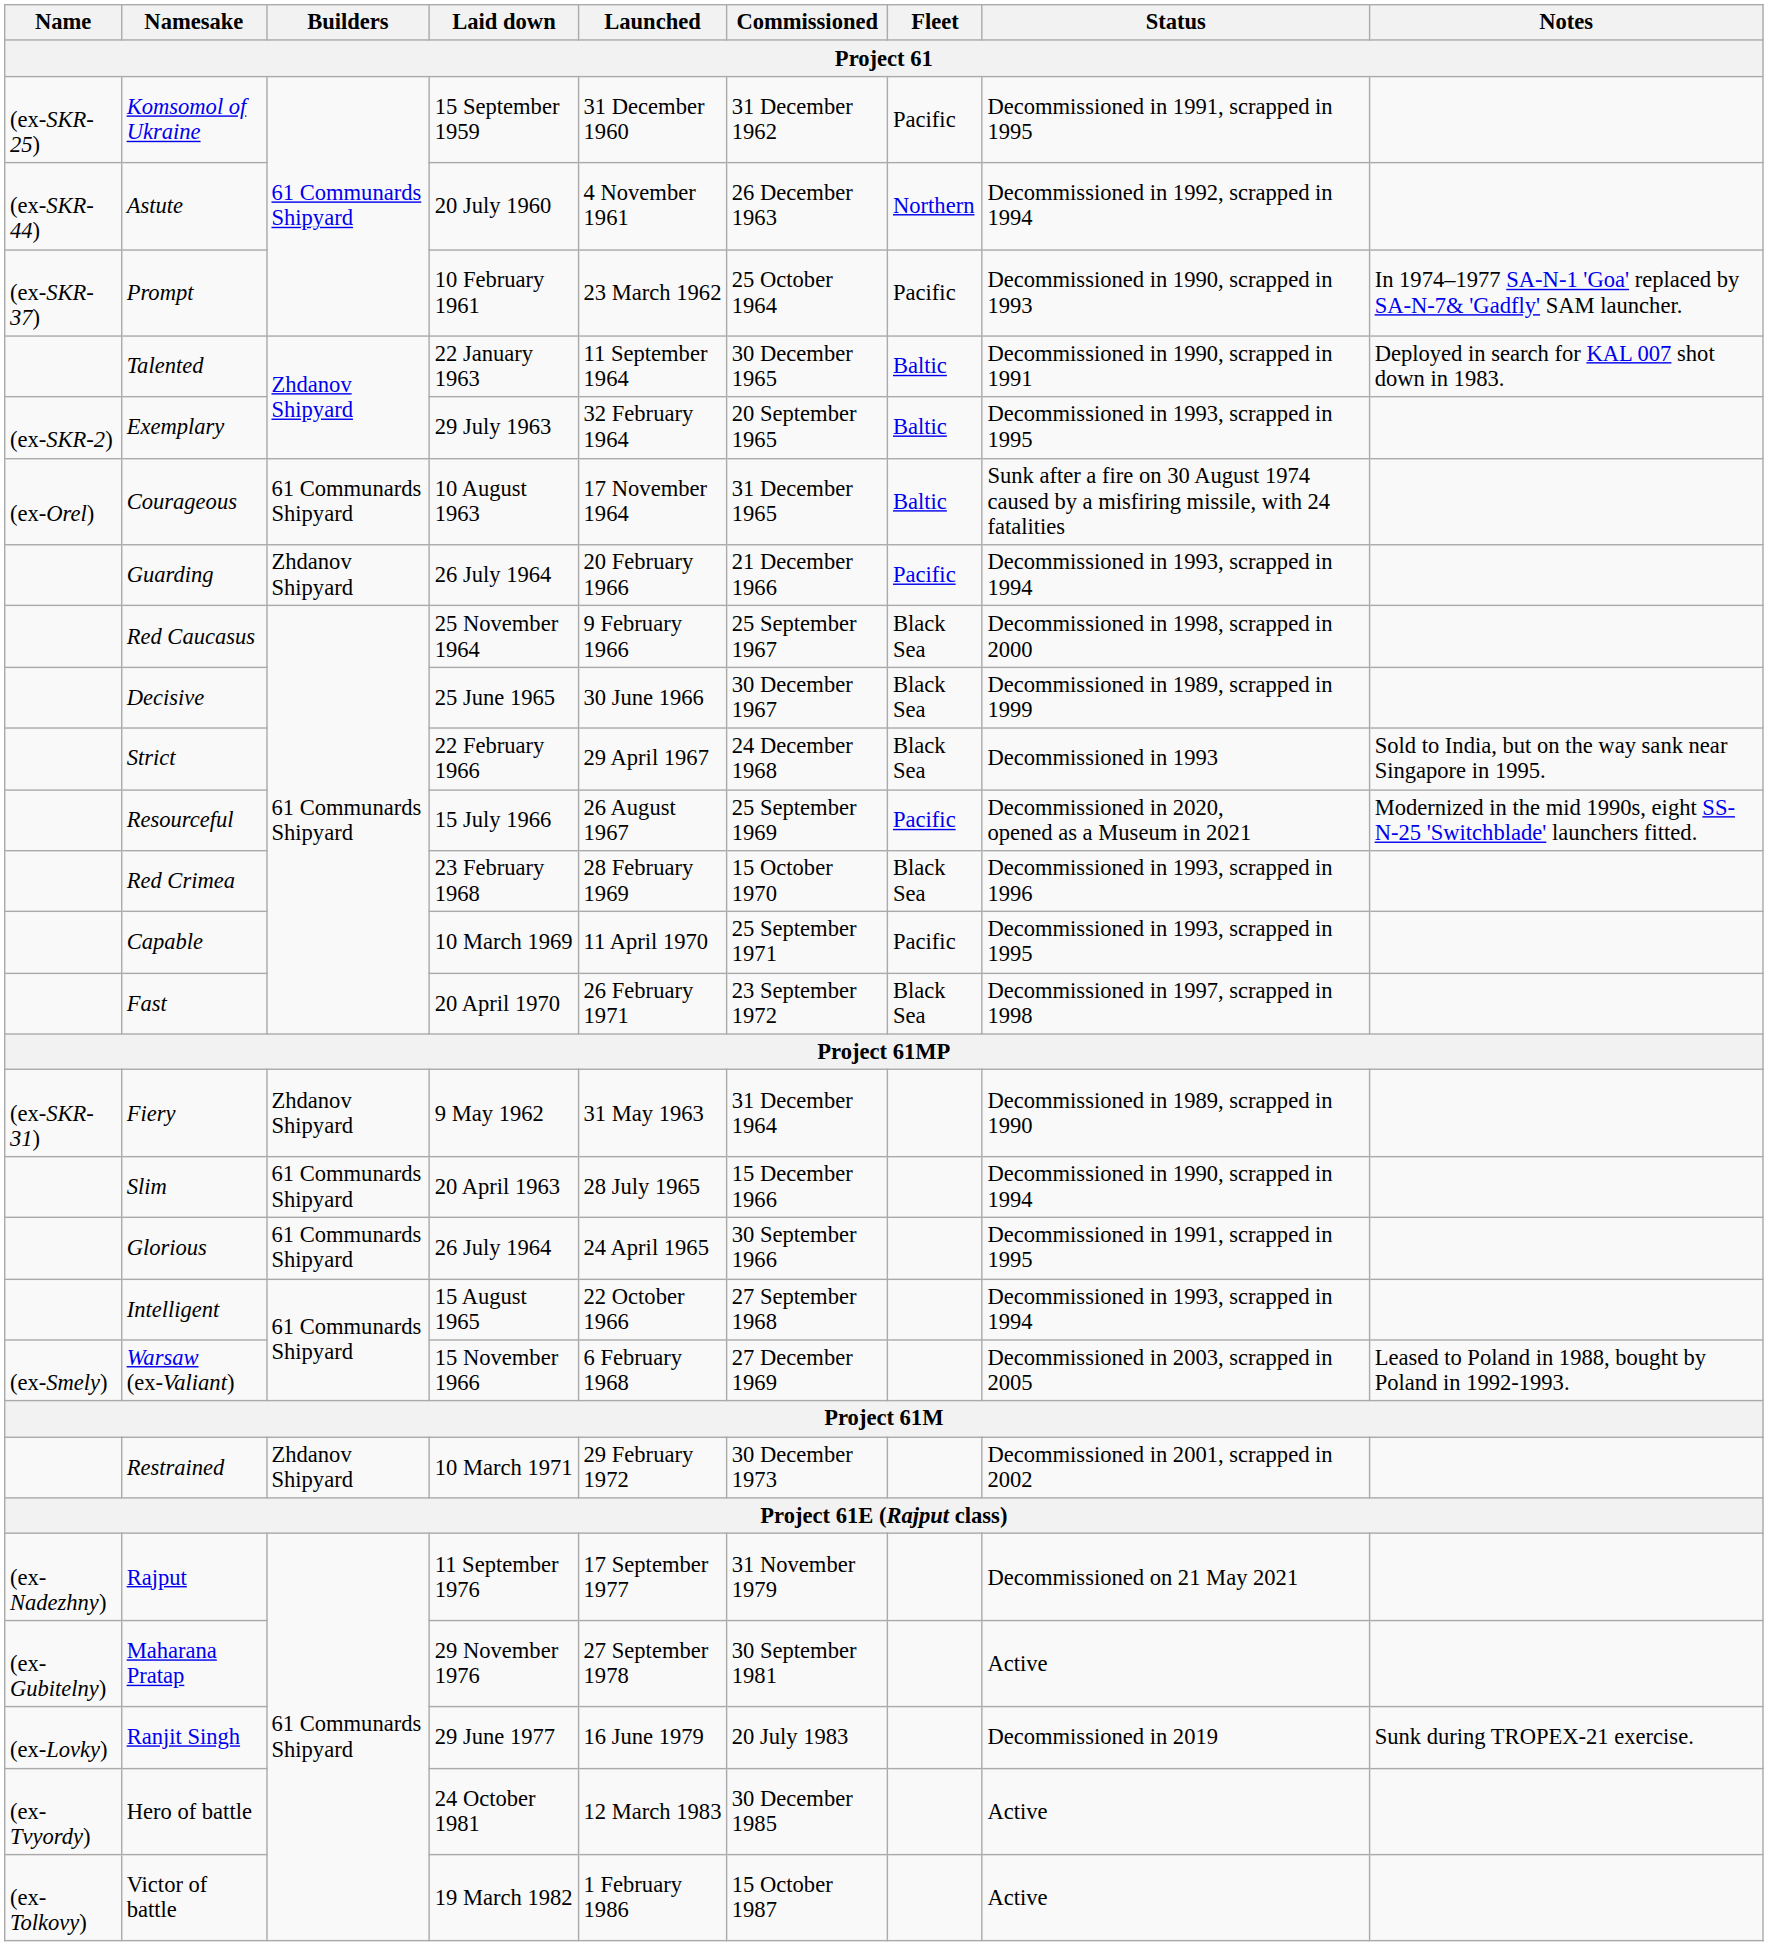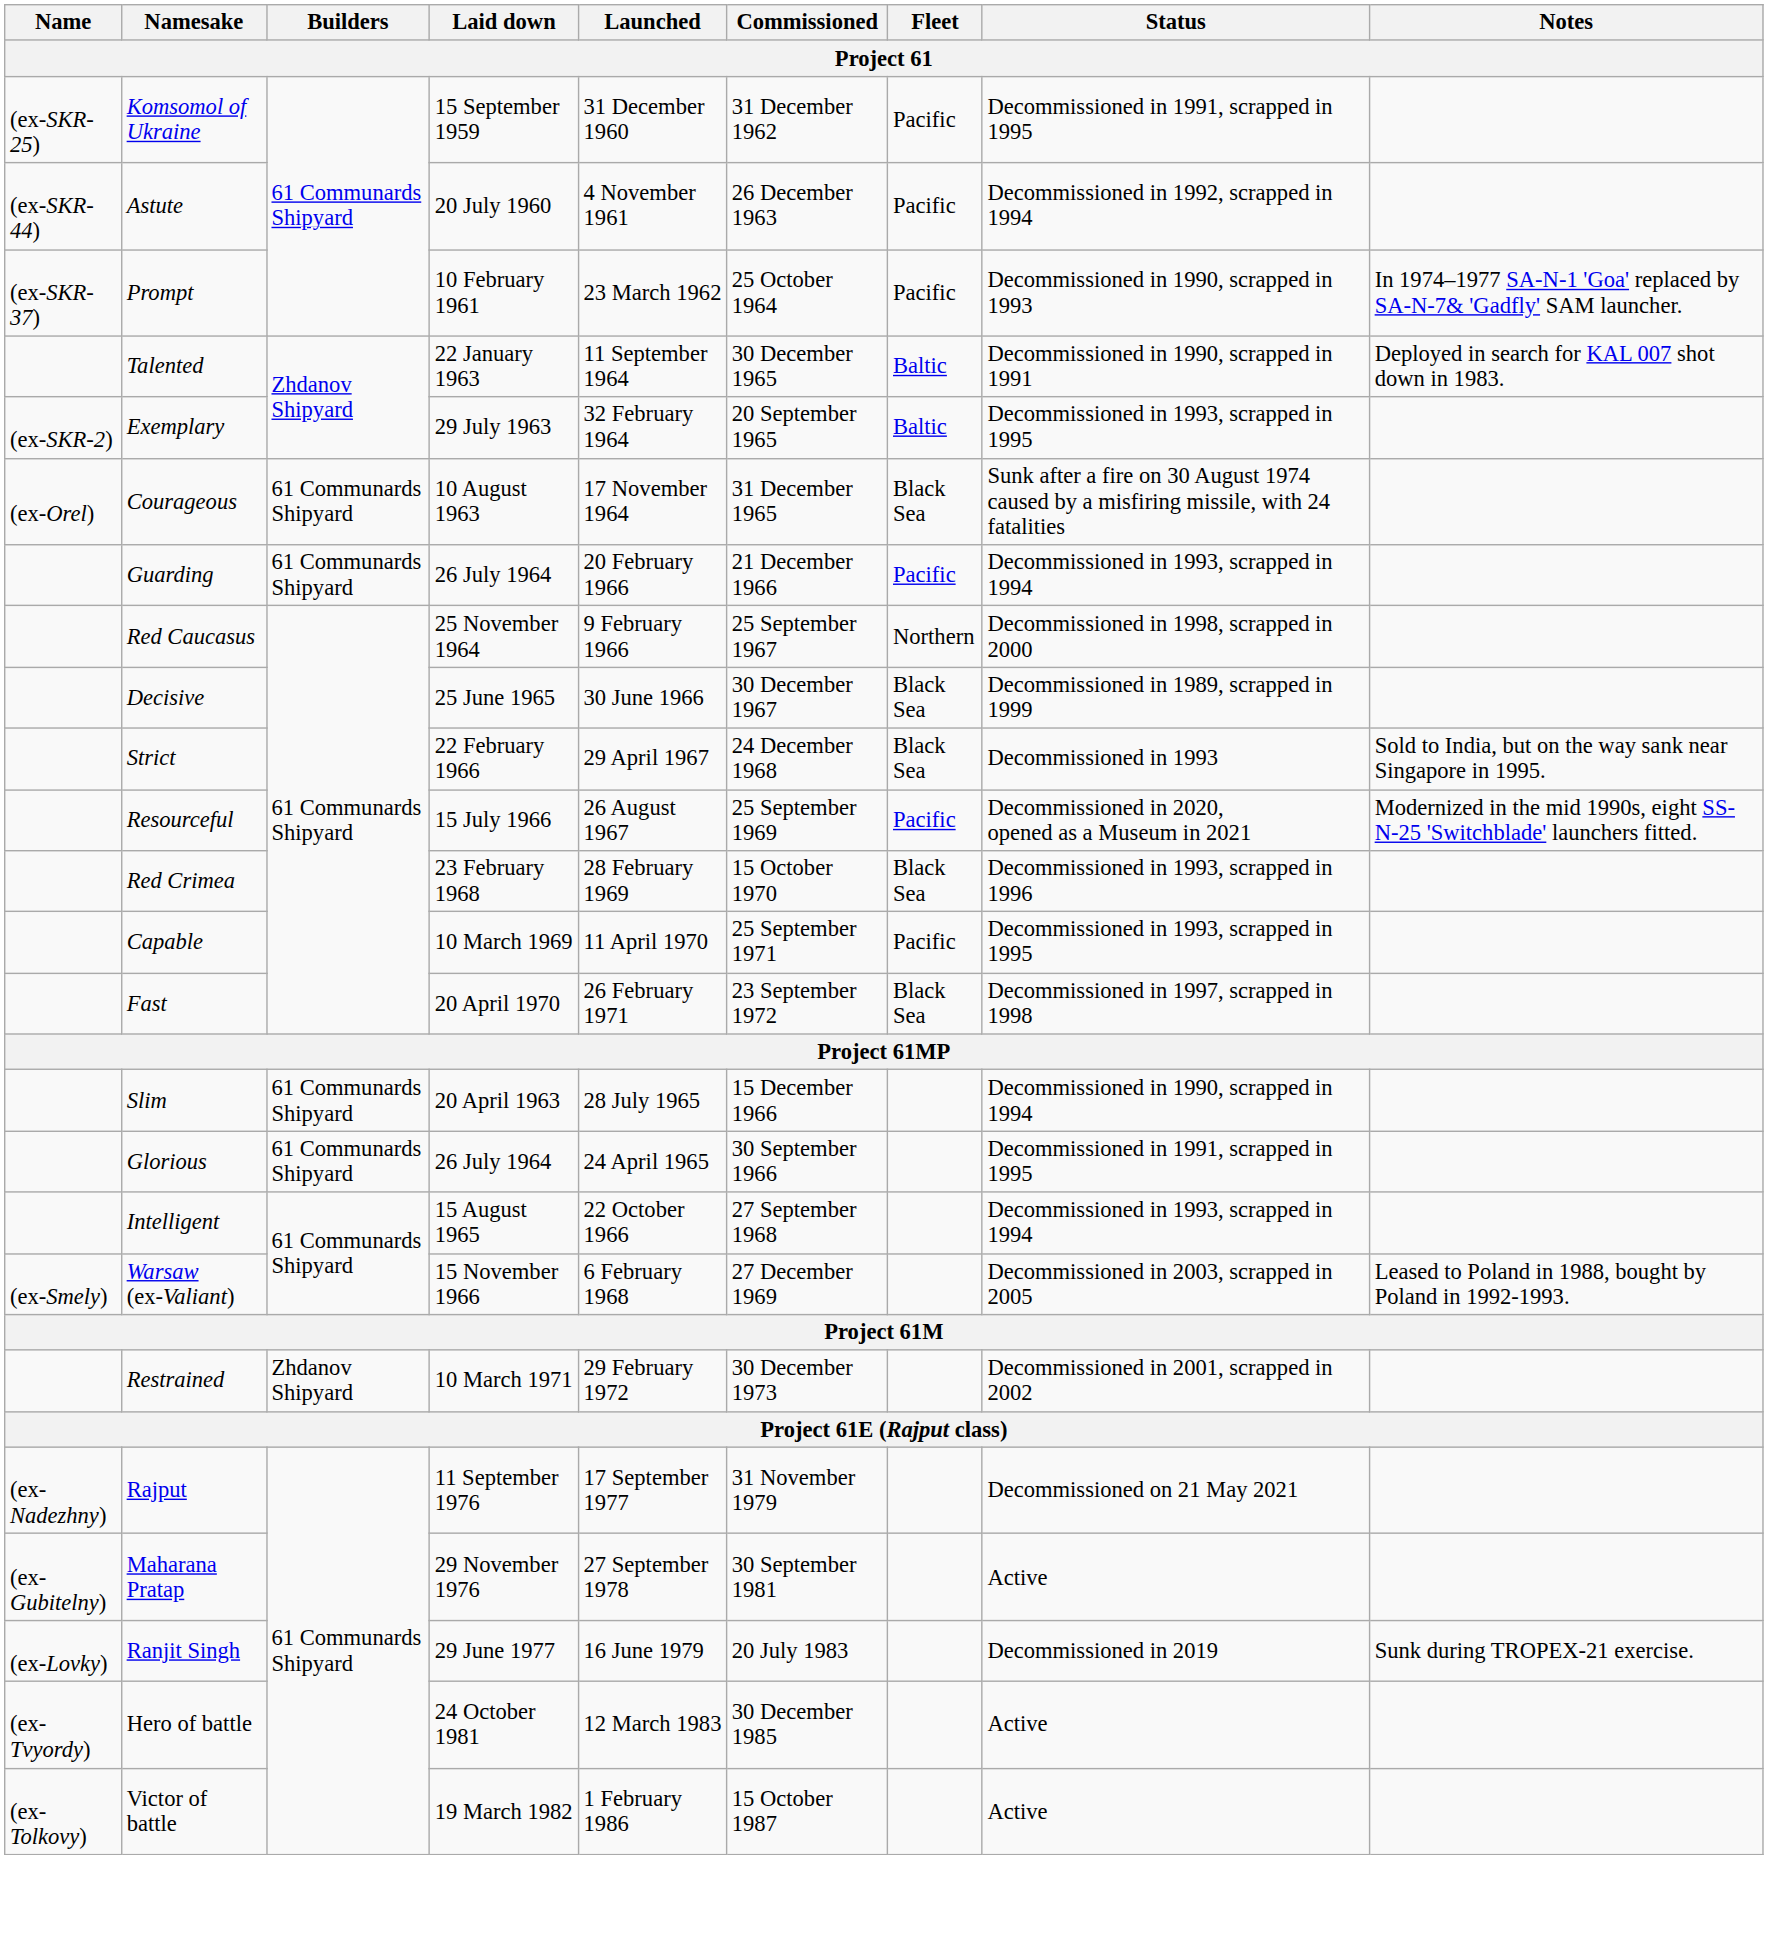(934, 205) Northern -> (924, 205) Pacific
(920, 501) Baltic -> (919, 501) Black Sea
(312, 575) Zhdanov Shipyard -> (346, 575) 61 Communards Shipyard
(919, 636) Black Sea -> (934, 636) Northern
- row: (151, 1112)
